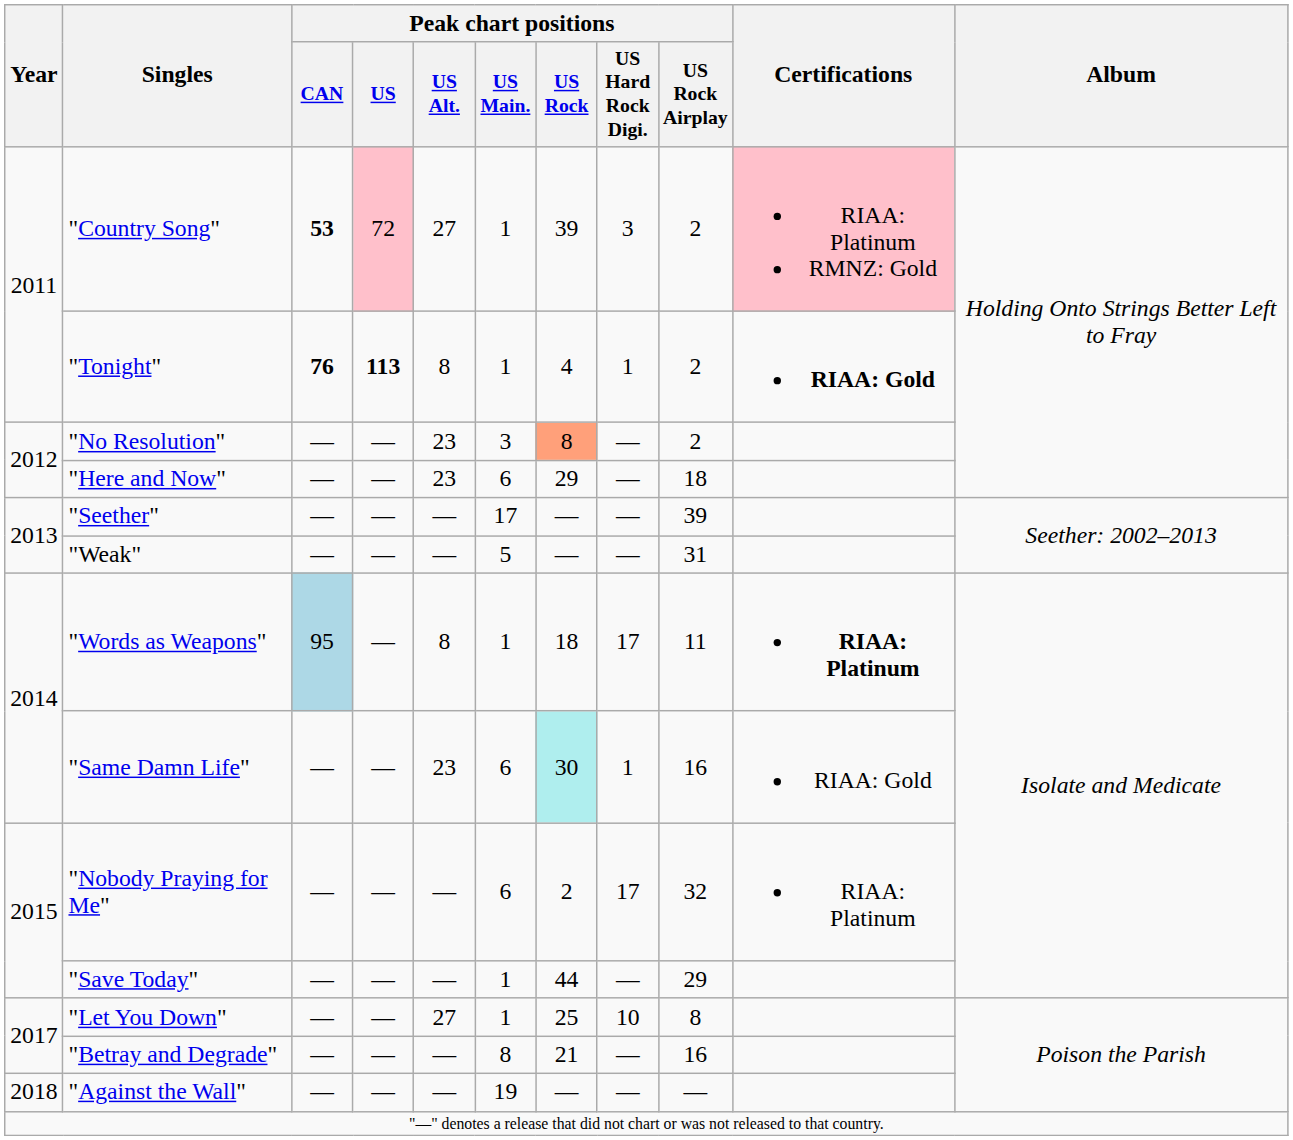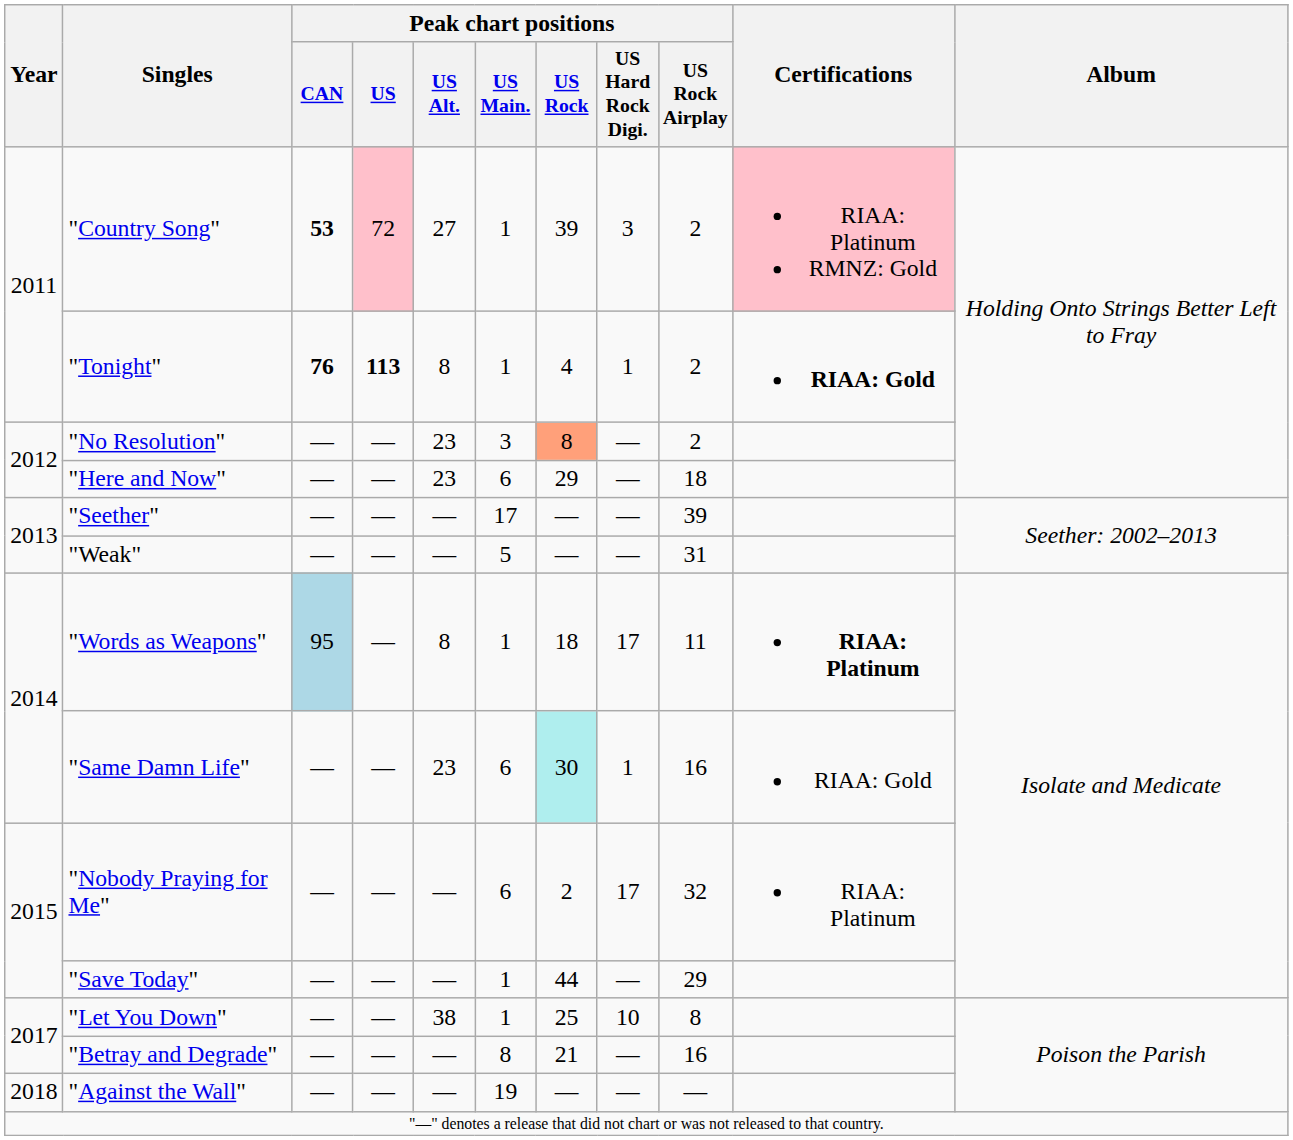(444, 1017) 27 -> (444, 1017) 38
